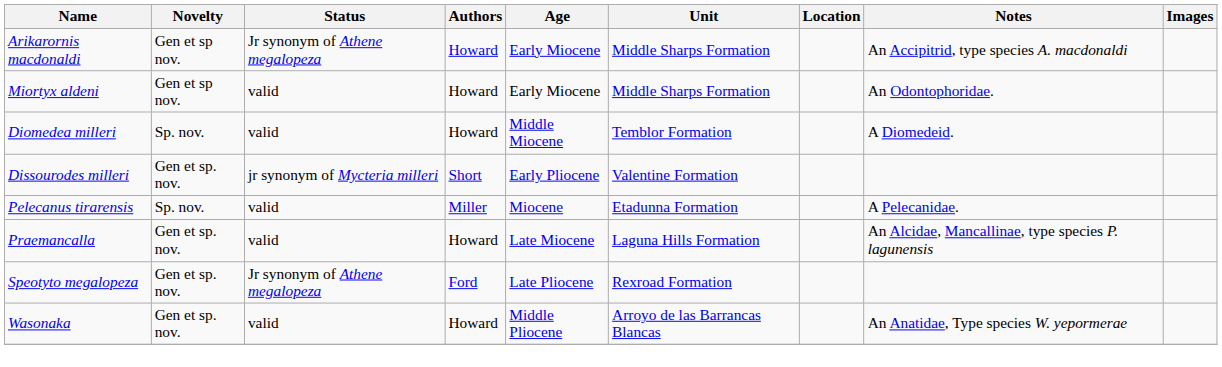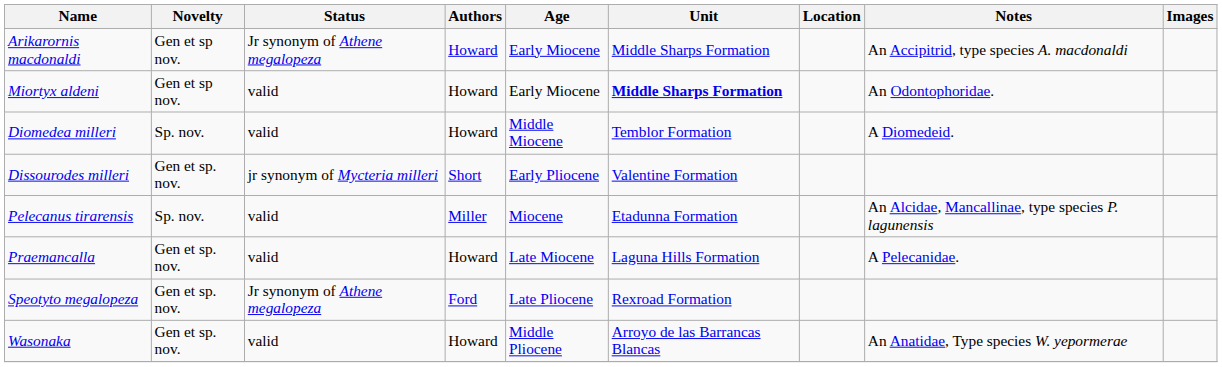(691, 91) normal -> (697, 91) bold
(913, 207) A Pelecanidae. -> (993, 216) An Alcidae, Mancallinae, type species P. lagunensis
(993, 240) An Alcidae, Mancallinae, type species P. lagunensis -> (914, 257) A Pelecanidae.
